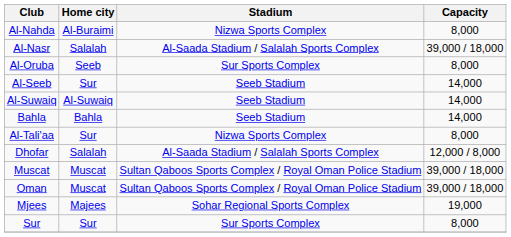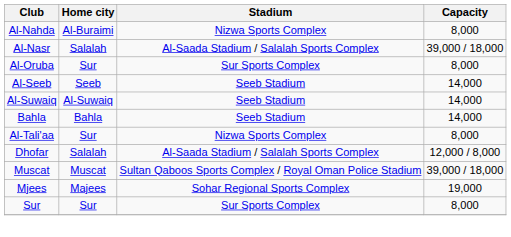(88, 65) Seeb -> (88, 65) Sur
(88, 83) Sur -> (88, 83) Seeb
- row: (32, 188)
